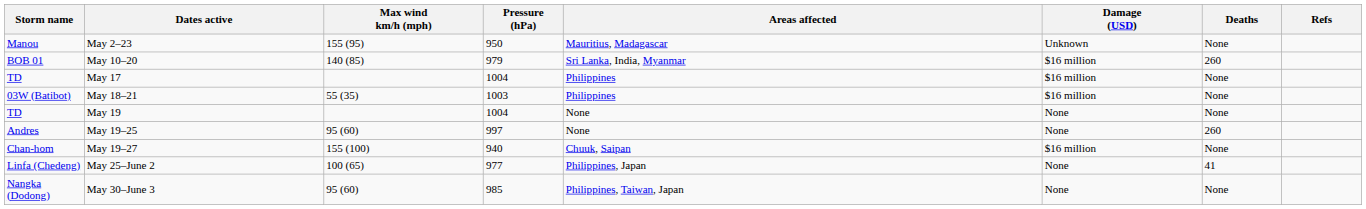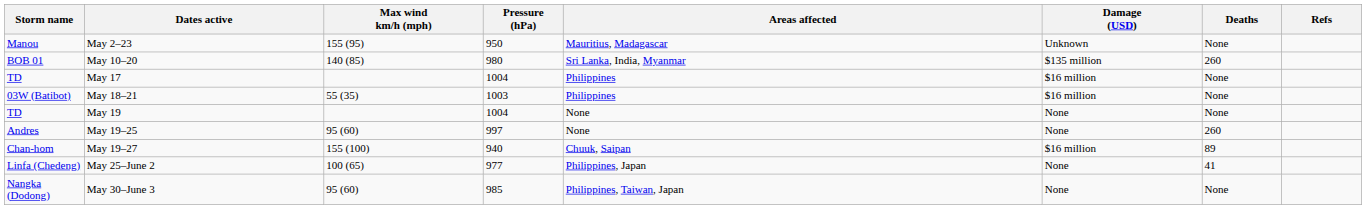(494, 60) 979 -> (494, 60) 980
(1070, 60) $16 million -> (1073, 60) $135 million
(1216, 148) None -> (1210, 148) 89
